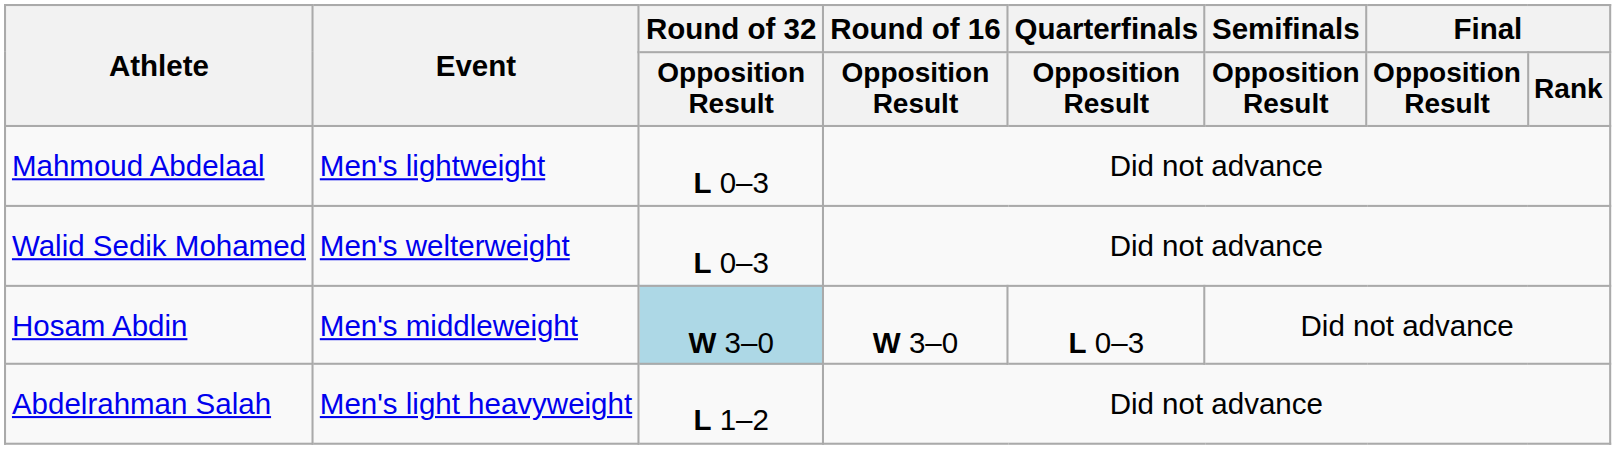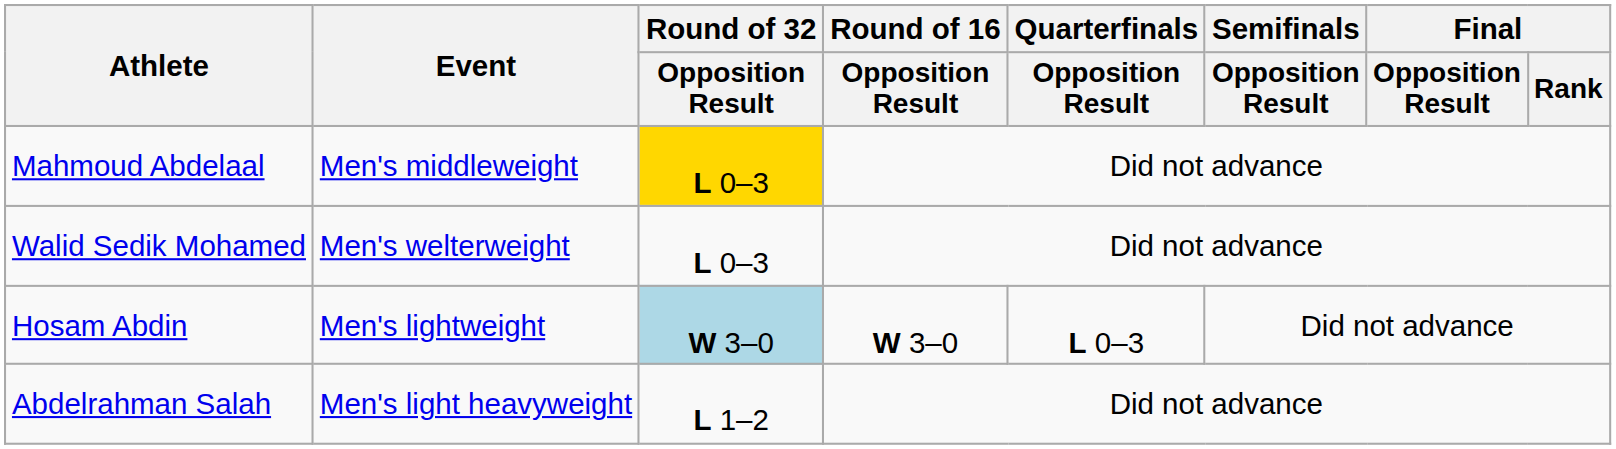(433, 167) Men's lightweight -> (449, 167) Men's middleweight
(731, 183) no background -> (731, 183) gold background
(449, 325) Men's middleweight -> (433, 325) Men's lightweight
